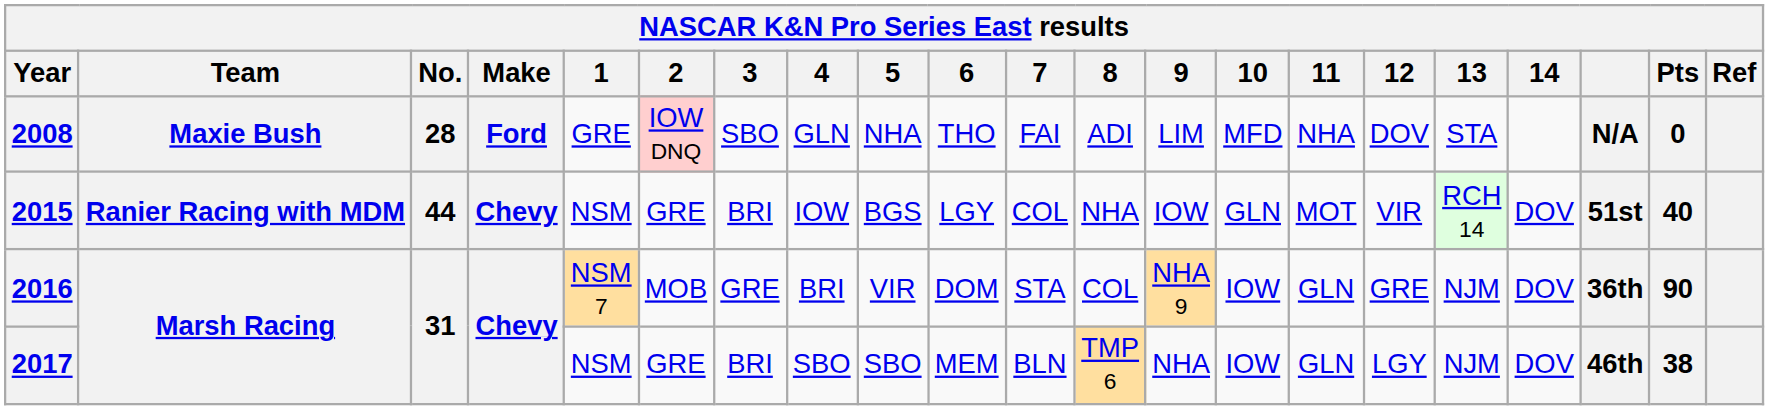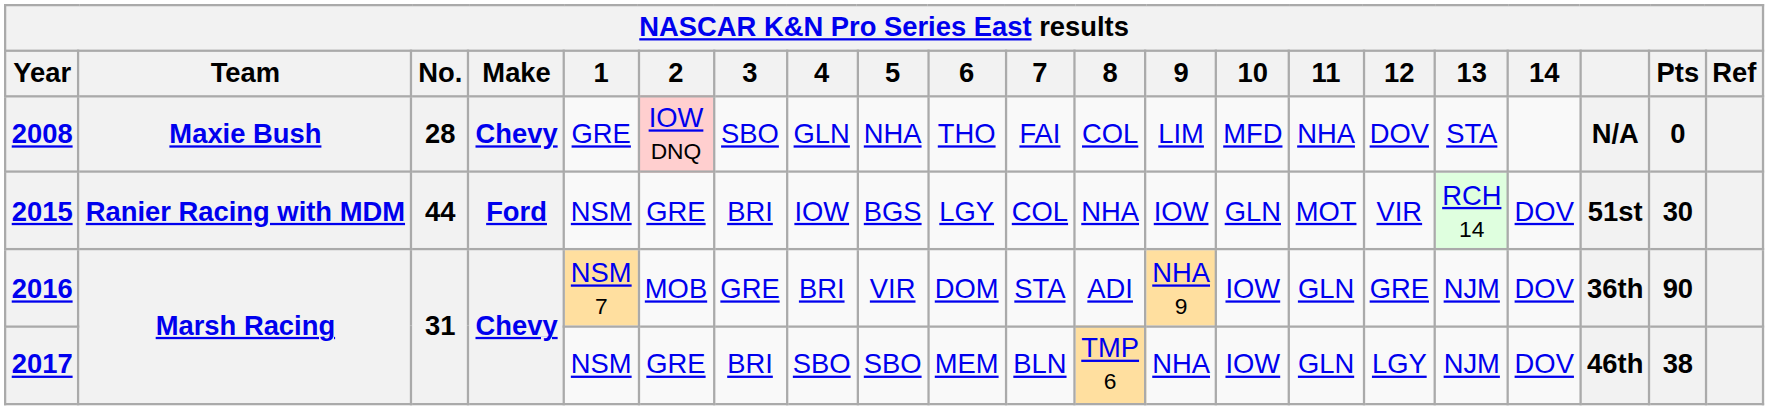(517, 134) Ford -> (517, 134) Chevy
(1110, 134) ADI -> (1110, 134) COL
(517, 211) Chevy -> (517, 211) Ford
(1678, 211) 40 -> (1678, 211) 30
(1110, 288) COL -> (1110, 288) ADI
